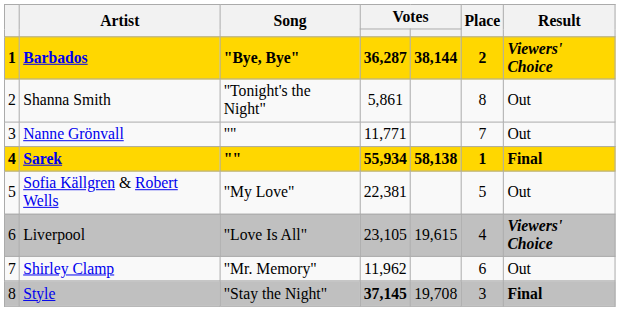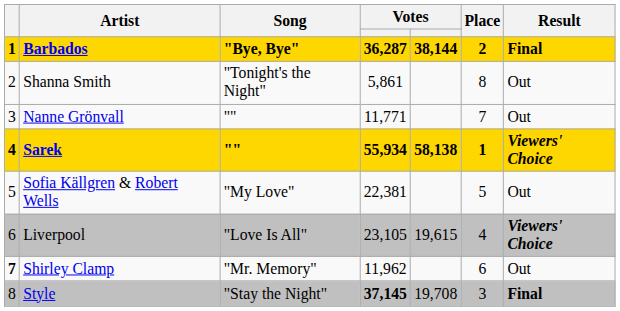(535, 57) Viewers' Choice -> (525, 49) Final
(525, 158) Final -> (535, 150) Viewers' Choice
(12, 268) normal -> (12, 268) bold
